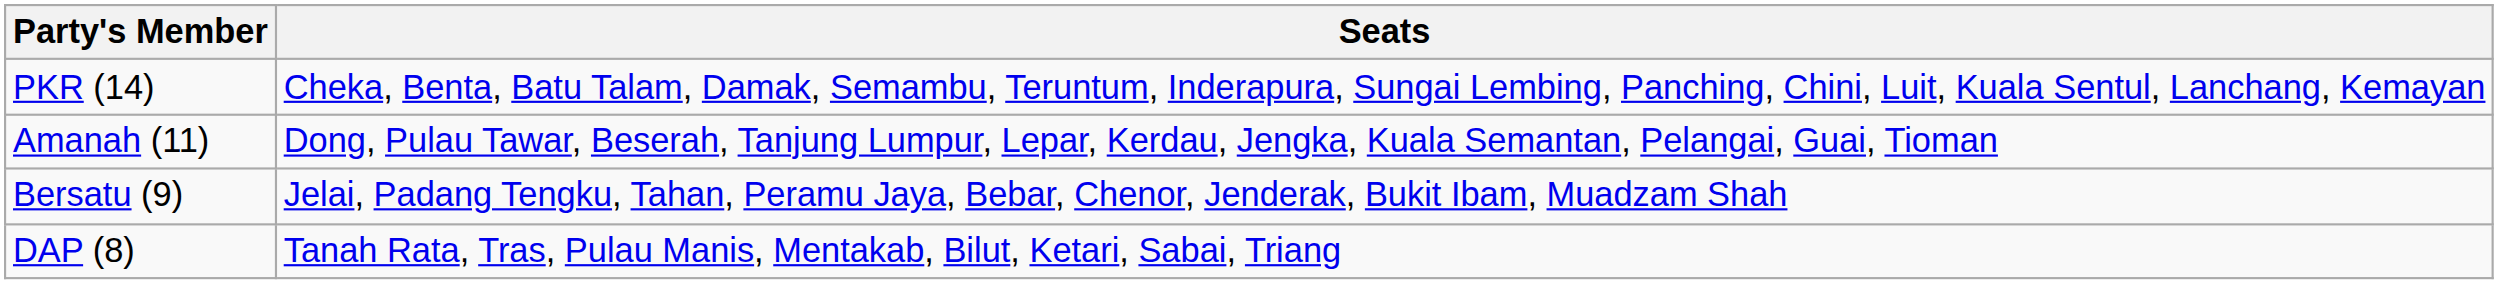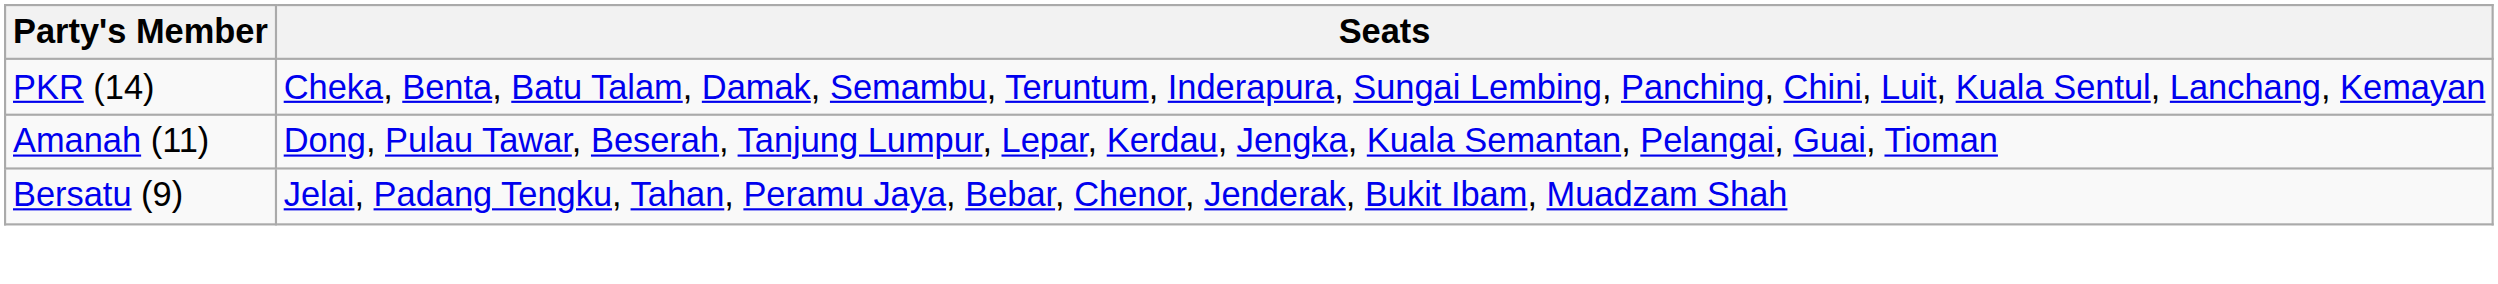- row: (74, 250)
